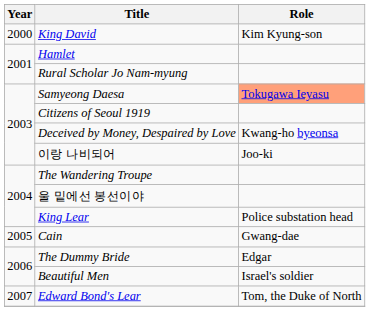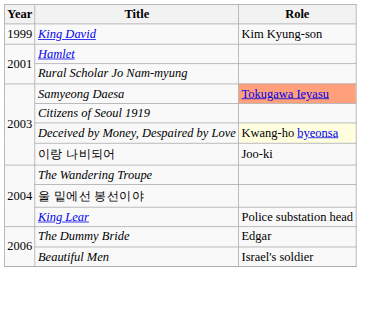(20, 34) 2000 -> (20, 34) 1999
(290, 133) no background -> (290, 133) lightyellow background
- row: (50, 236)
- row: (89, 296)
